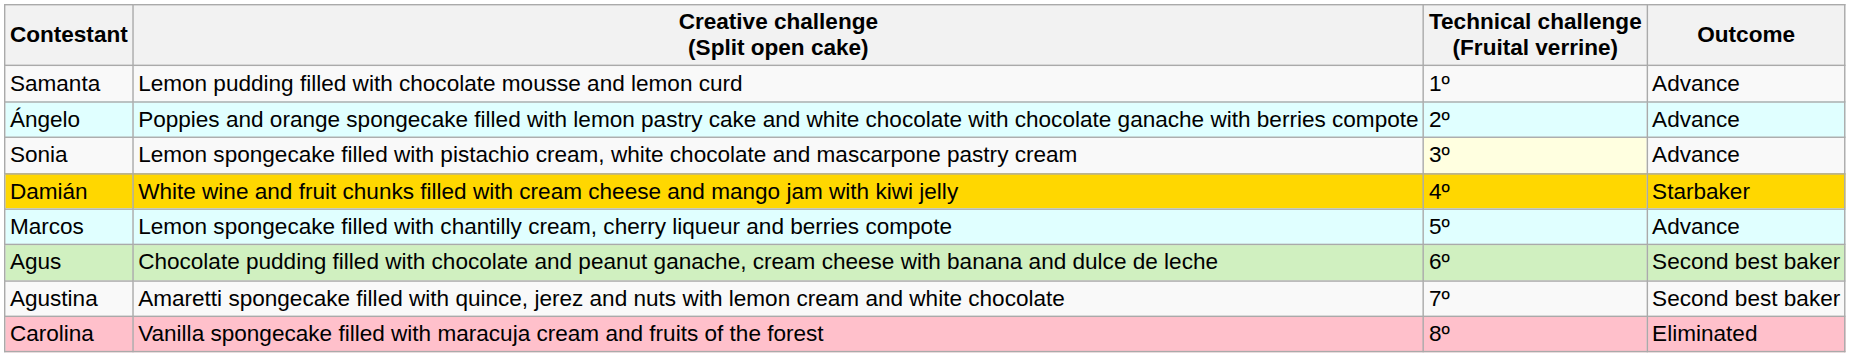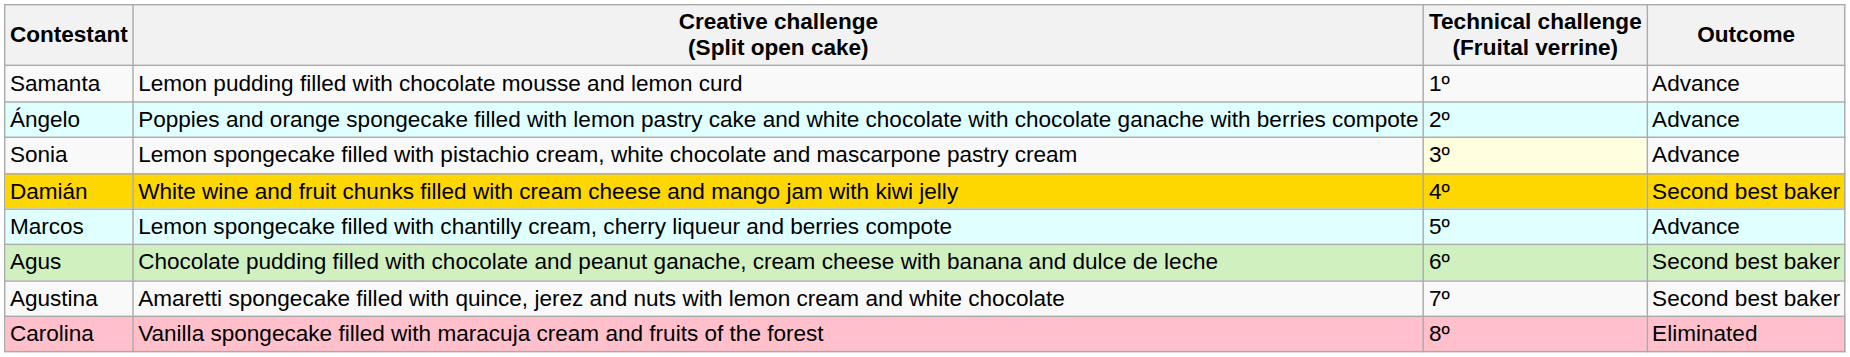(1701, 190) Starbaker -> (1746, 190) Second best baker
